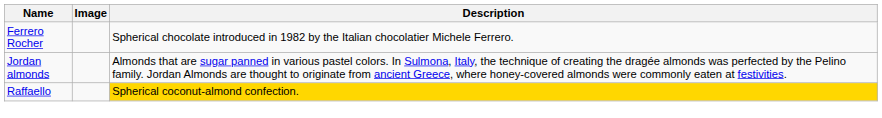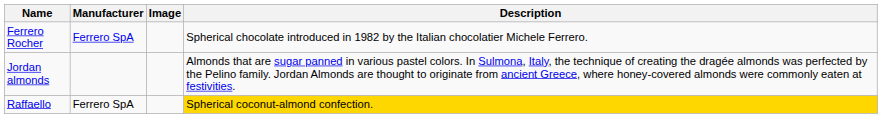+ column: (108, 13)
